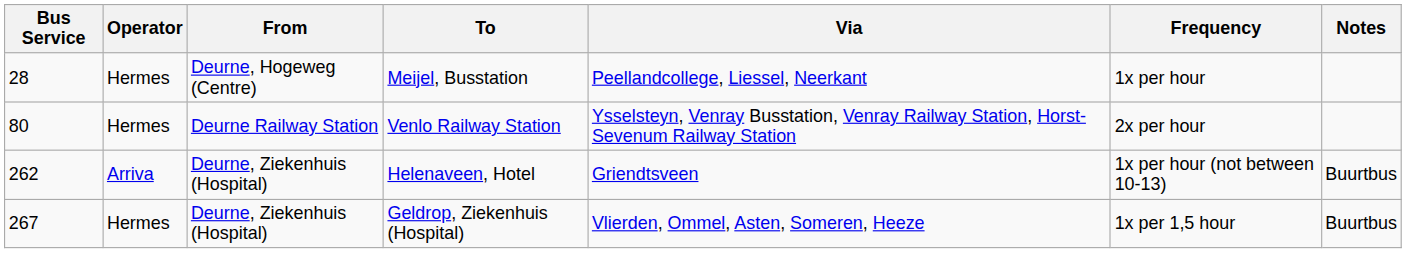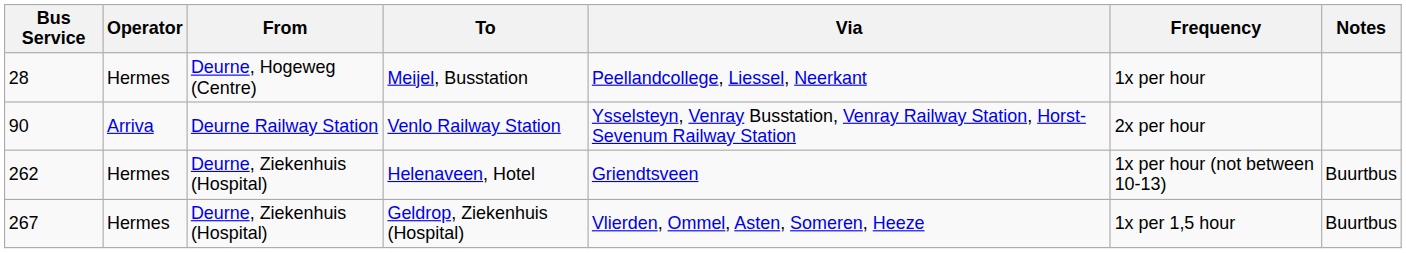(19, 125) 80 -> (19, 125) 90
(138, 125) Hermes -> (130, 125) Arriva
(130, 174) Arriva -> (138, 174) Hermes
